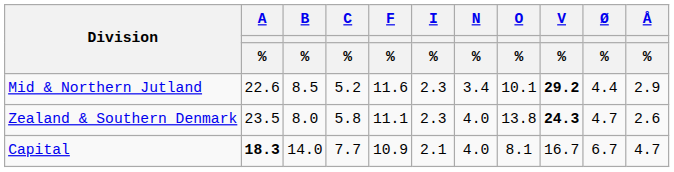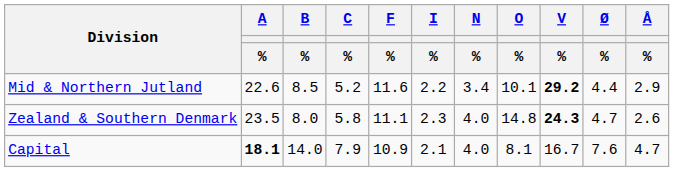(433, 89) 2.3 -> (433, 89) 2.2
(519, 120) 13.8 -> (519, 120) 14.8
(262, 151) 18.3 -> (262, 151) 18.1
(348, 151) 7.7 -> (348, 151) 7.9
(604, 151) 6.7 -> (604, 151) 7.6
